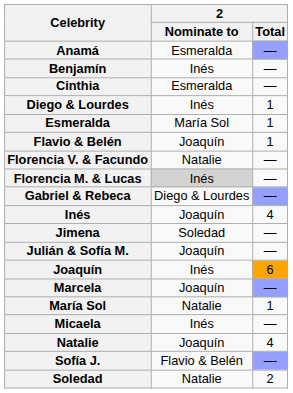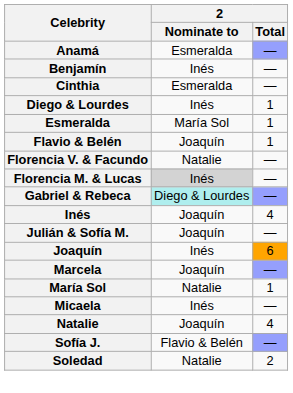(202, 196) no background -> (202, 196) paleturquoise background
- row: (78, 232)
